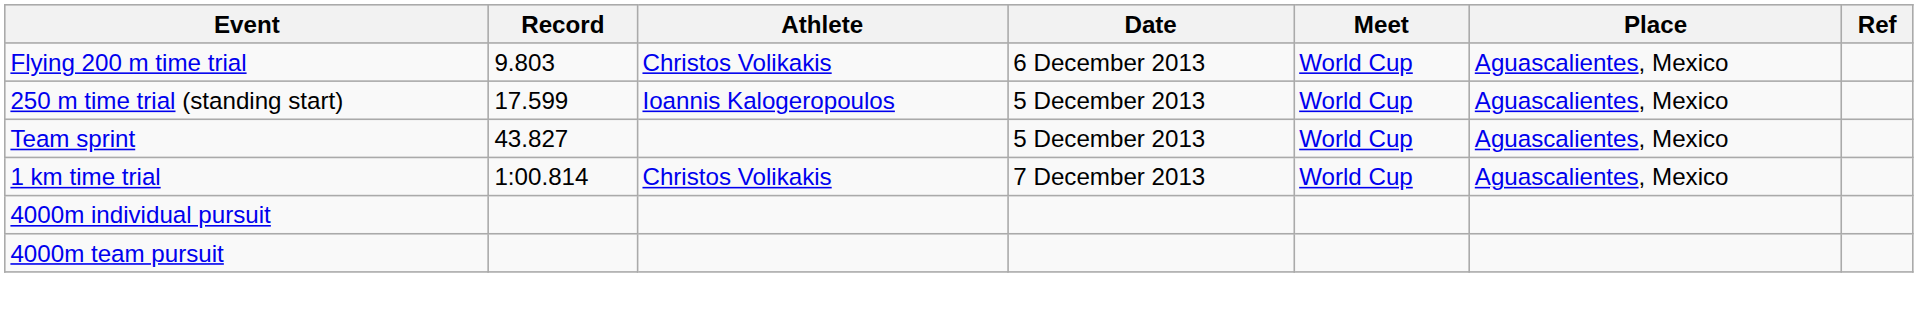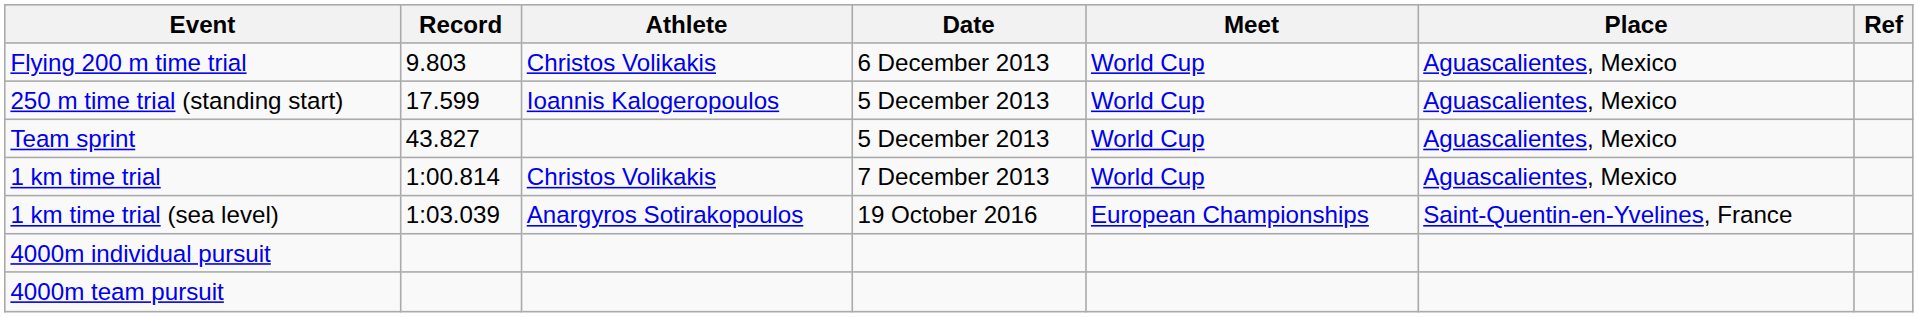+ row: (145, 215)
